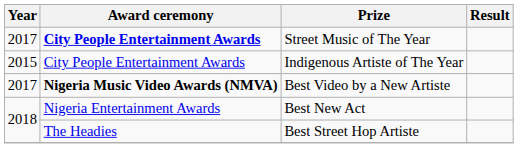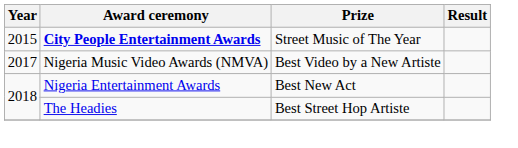(22, 39) 2017 -> (22, 39) 2015
- row: (374, 62)
(161, 85) bold -> (156, 62) normal
